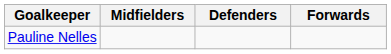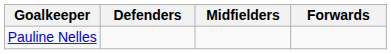columns swapped: (243, 15) <-> (148, 15)
